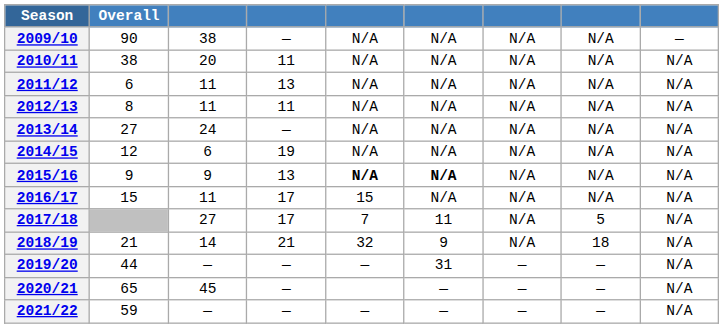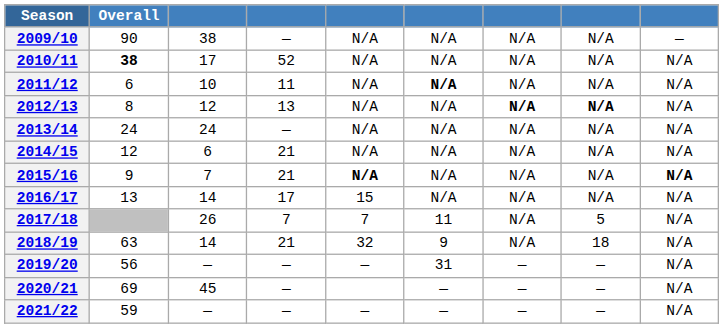(129, 62) normal -> (129, 62) bold
(208, 62) 20 -> (208, 62) 17
(286, 62) 11 -> (286, 62) 52
(208, 84) 11 -> (208, 84) 10
(286, 84) 13 -> (286, 84) 11
(444, 84) normal -> (444, 84) bold
(208, 107) 11 -> (208, 107) 12
(286, 107) 11 -> (286, 107) 13
(522, 107) normal -> (522, 107) bold
(601, 107) normal -> (601, 107) bold
(129, 130) 27 -> (129, 130) 24
(286, 152) 19 -> (286, 152) 21
(208, 175) 9 -> (208, 175) 7
(286, 175) 13 -> (286, 175) 21
(444, 175) bold -> (444, 175) normal
(679, 175) normal -> (679, 175) bold
(129, 198) 15 -> (129, 198) 13
(208, 198) 11 -> (208, 198) 14
(208, 221) 27 -> (208, 221) 26
(286, 221) 17 -> (286, 221) 7
(129, 243) 21 -> (129, 243) 63
(129, 266) 44 -> (129, 266) 56
(129, 289) 65 -> (129, 289) 69
